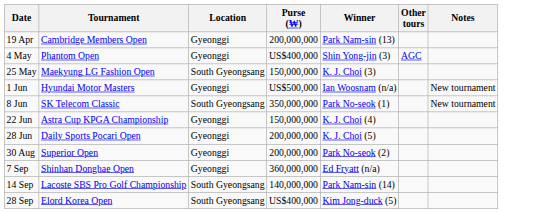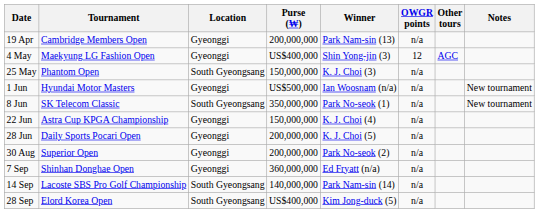+ column: (417, 18)
(70, 56) Phantom Open -> (98, 56) Maekyung LG Fashion Open
(98, 72) Maekyung LG Fashion Open -> (70, 72) Phantom Open
